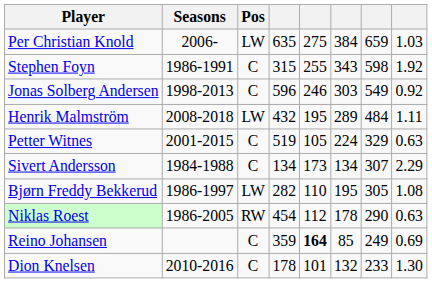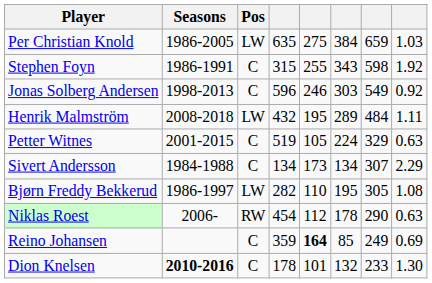(200, 41) 2006- -> (200, 41) 1986-2005
(200, 215) 1986-2005 -> (200, 215) 2006-
(200, 265) normal -> (200, 265) bold
